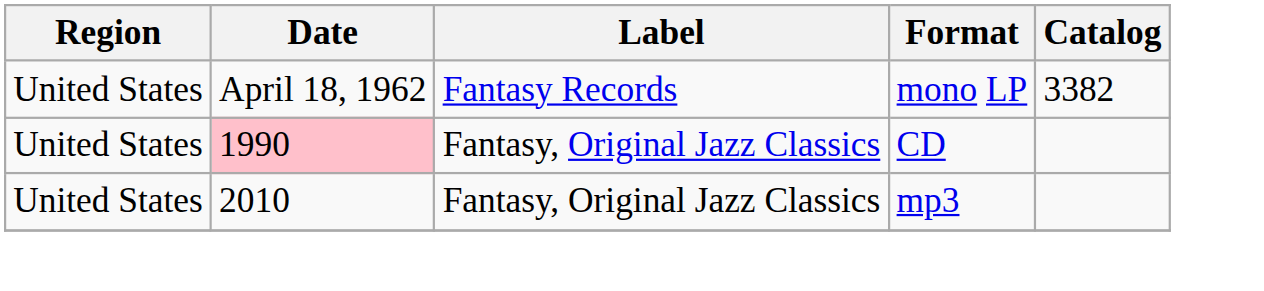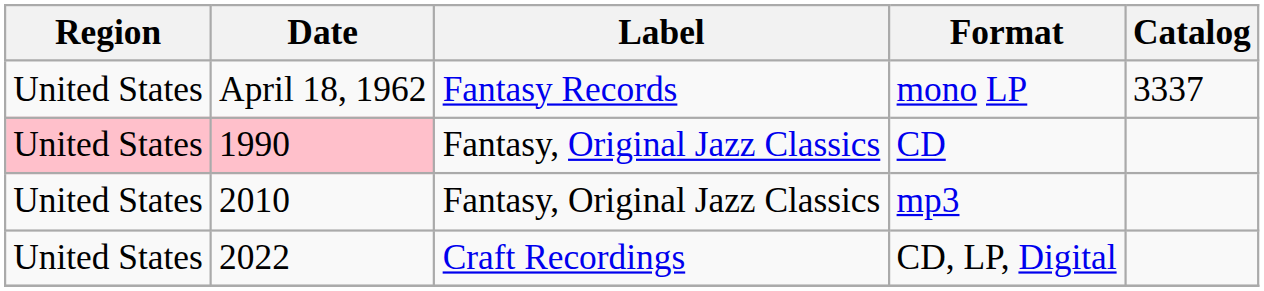(1079, 88) 3382 -> (1168, 88) 3337
(108, 144) no background -> (108, 144) pink background
+ row: (1007, 256)
